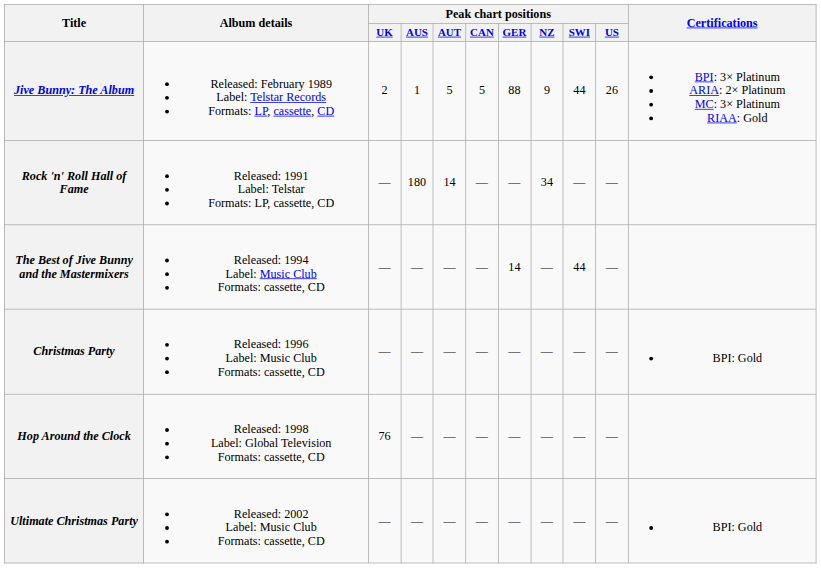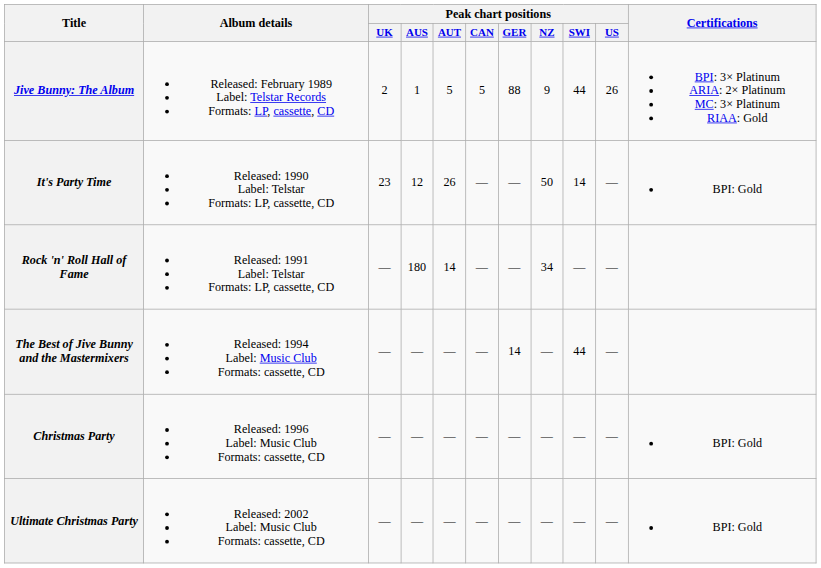+ row: (74, 182)
- row: (74, 436)
